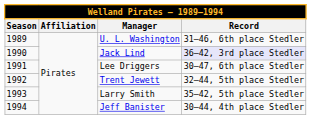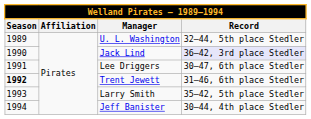(244, 39) 31–46, 6th place Stedler -> (244, 39) 32–44, 5th place Stedler
(17, 80) normal -> (17, 80) bold
(244, 80) 32–44, 5th place Stedler -> (244, 80) 31–46, 6th place Stedler
